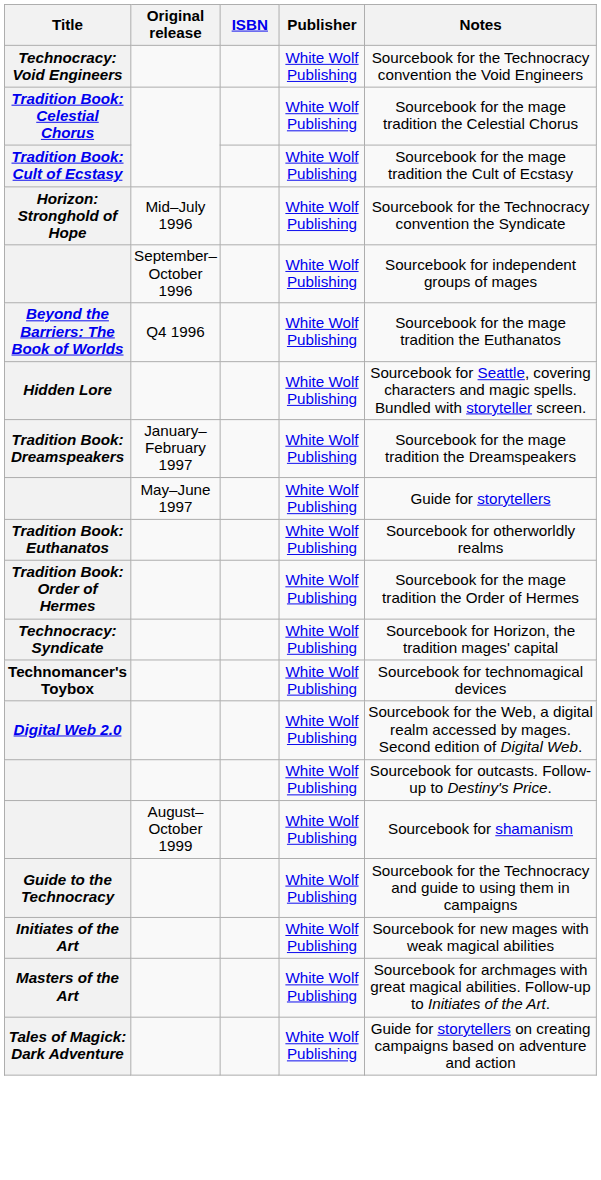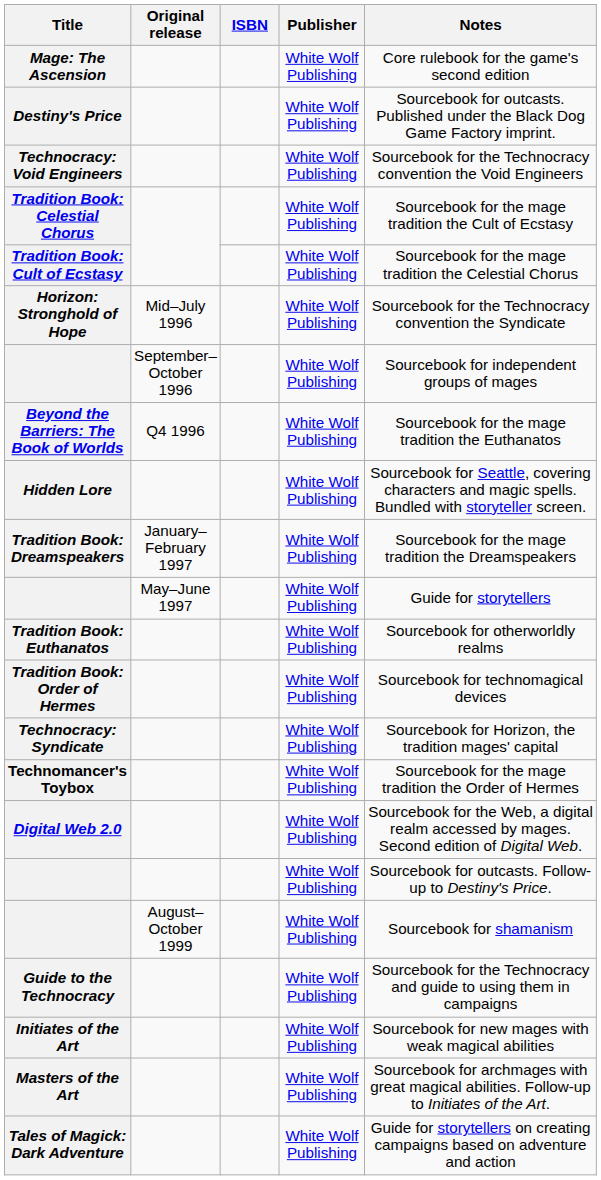+ row: (68, 66)
+ row: (68, 116)
(481, 116) Sourcebook for the mage tradition the Celestial Chorus -> (481, 215) Sourcebook for the mage tradition the Cult of Ecstasy
(481, 165) Sourcebook for the mage tradition the Cult of Ecstasy -> (481, 265) Sourcebook for the mage tradition the Celestial Chorus
(481, 589) Sourcebook for the mage tradition the Order of Hermes -> (481, 689) Sourcebook for technomagical devices
(481, 680) Sourcebook for technomagical devices -> (481, 779) Sourcebook for the mage tradition the Order of Hermes
